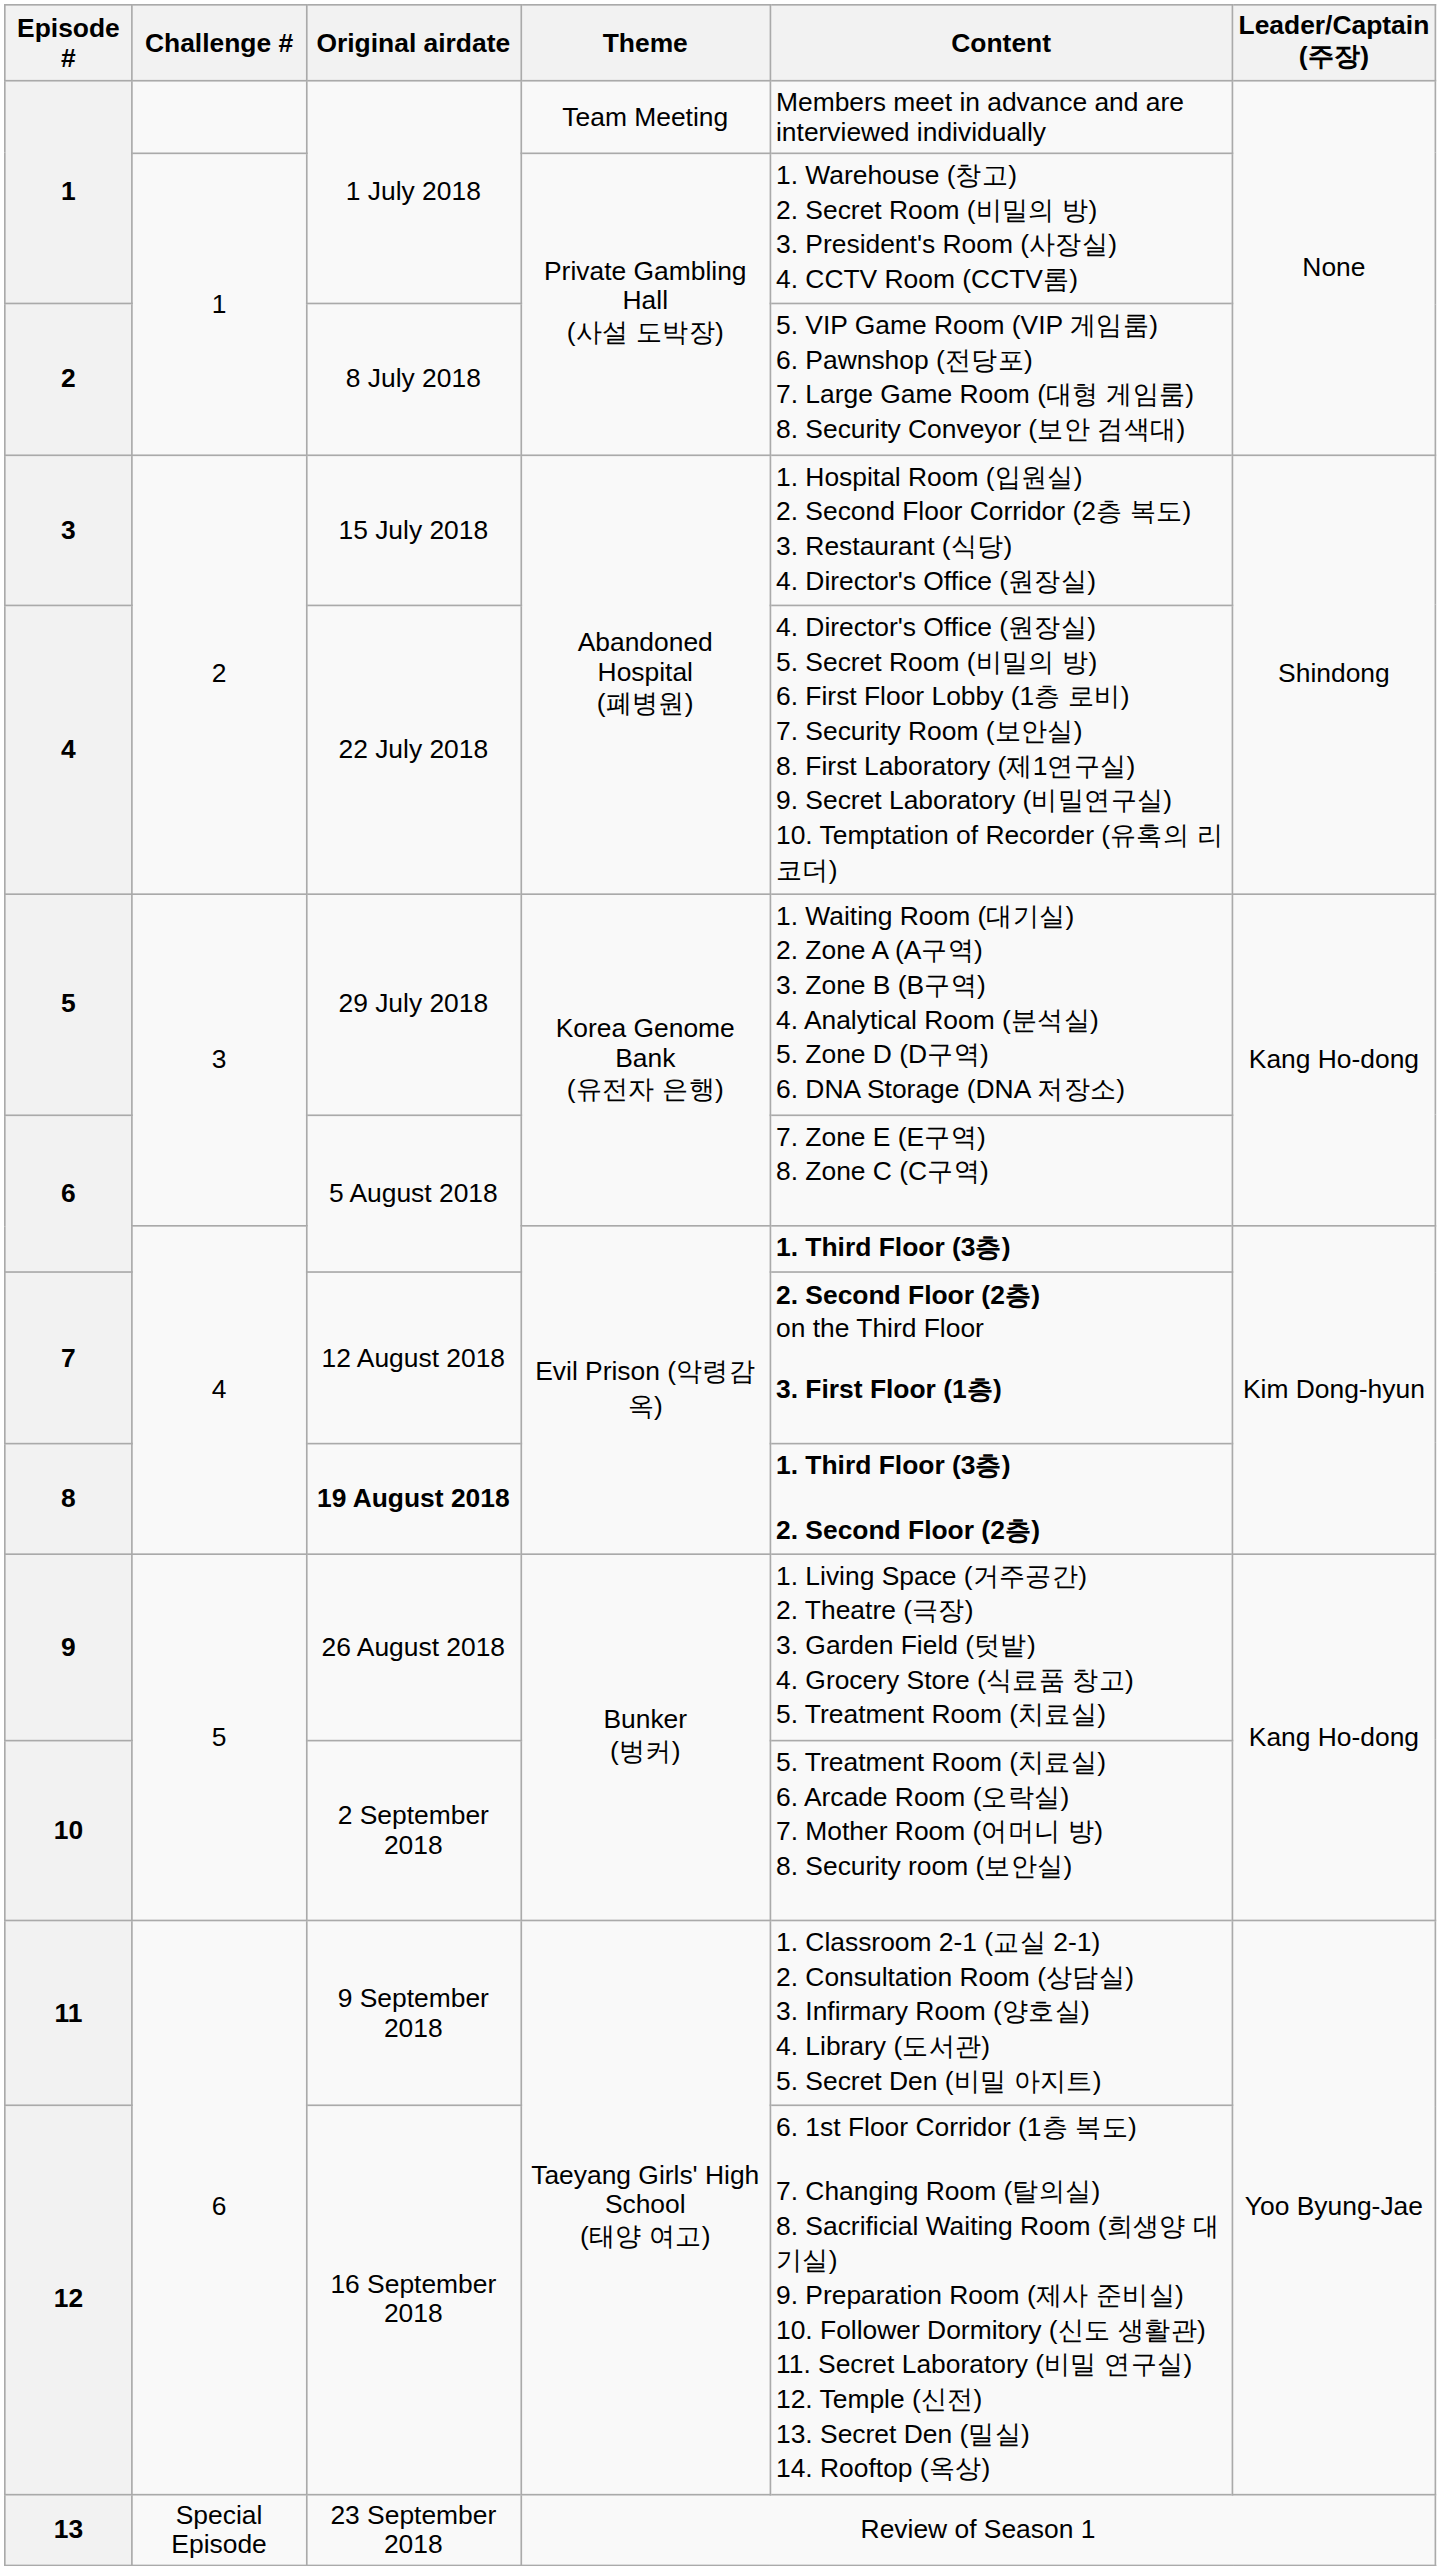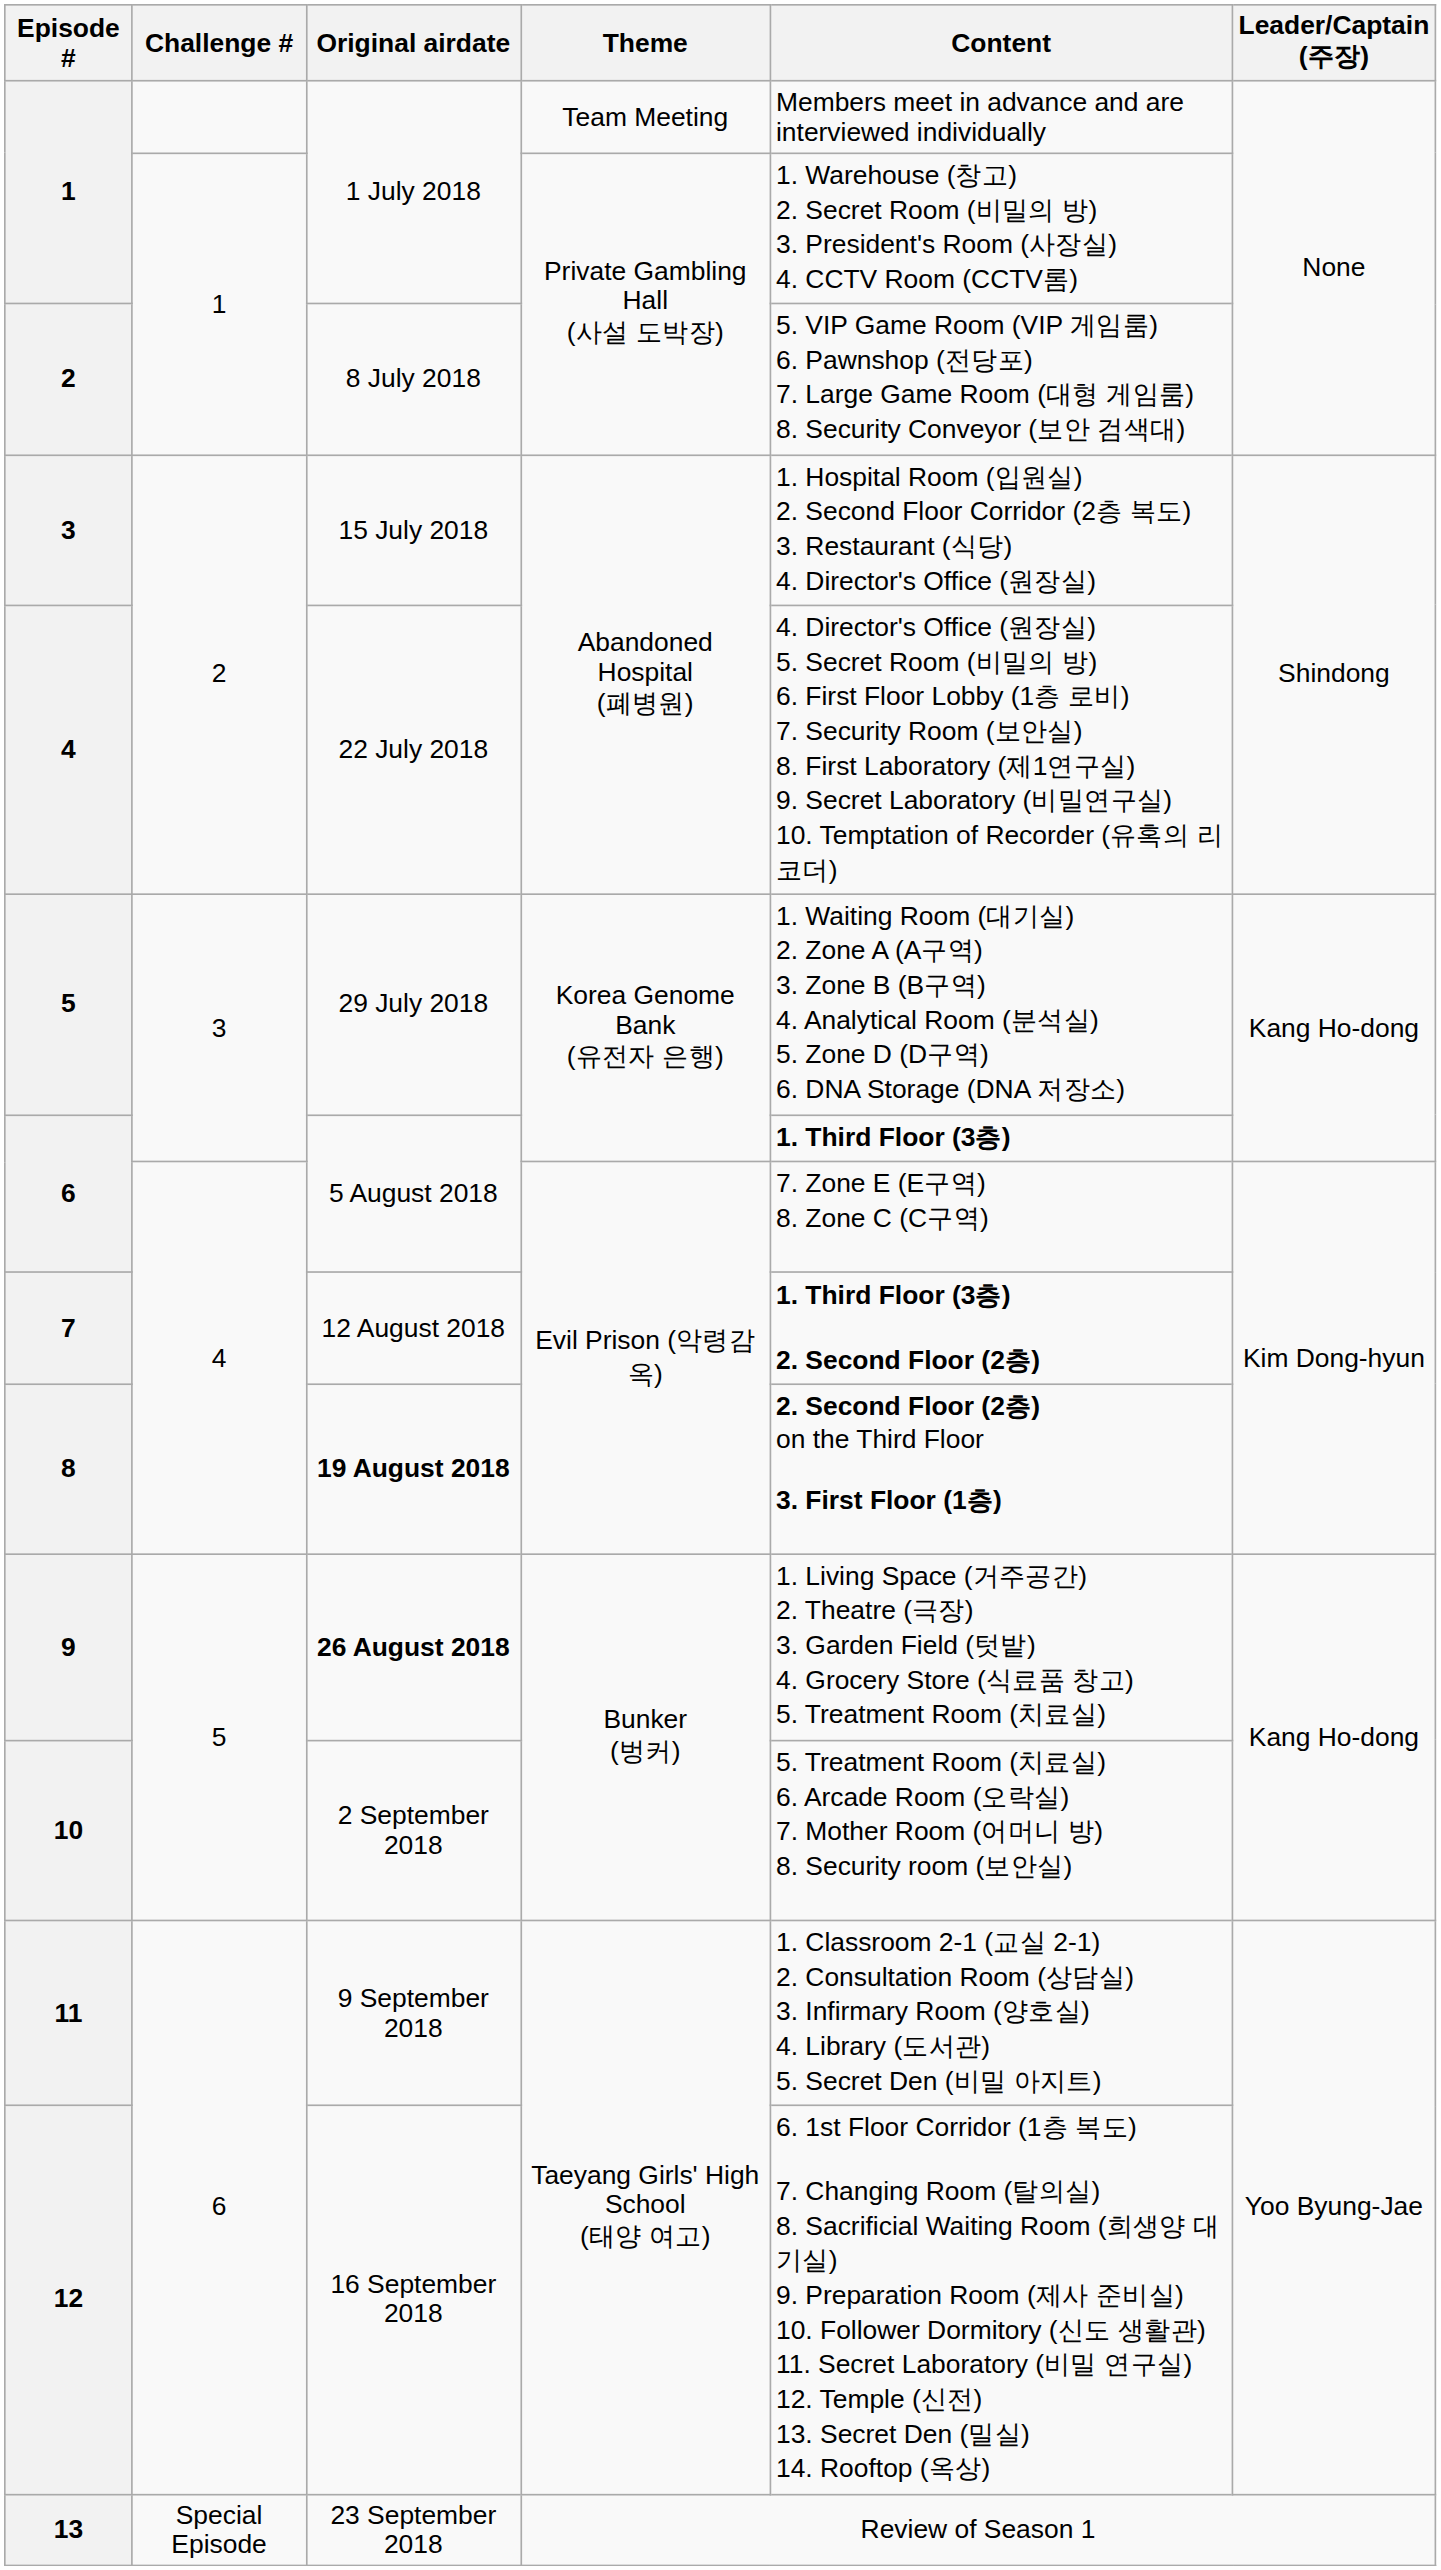(882, 1154) 7. Zone E (E구역) 8. Zone C (C구역) -> (893, 1136) 1. Third Floor (3층)
(893, 1248) 1. Third Floor (3층) -> (882, 1201) 7. Zone E (E구역) 8. Zone C (C구역)
(908, 1341) 2. Second Floor (2층) on the Third Floor 3. First Floor (1층) -> (908, 1327) 1. Third Floor (3층) 2. Second Floor (2층)
(908, 1497) 1. Third Floor (3층) 2. Second Floor (2층) -> (908, 1453) 2. Second Floor (2층) on the Third Floor 3. First Floor (1층)
(413, 1646) normal -> (413, 1646) bold
